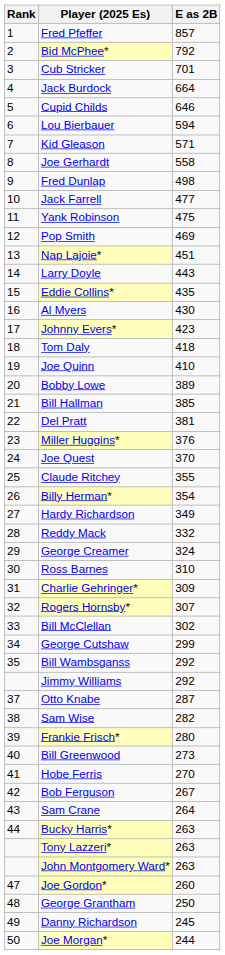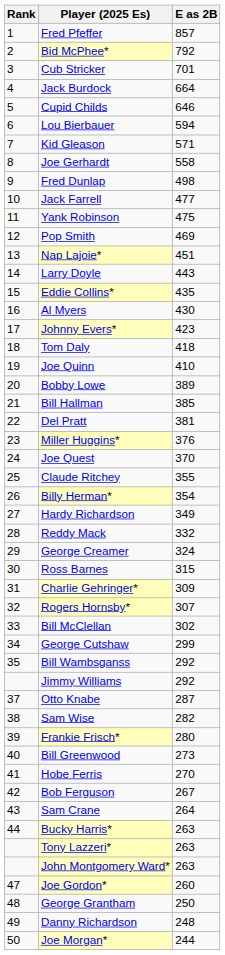(185, 570) 310 -> (185, 570) 315
(185, 922) 245 -> (185, 922) 248
